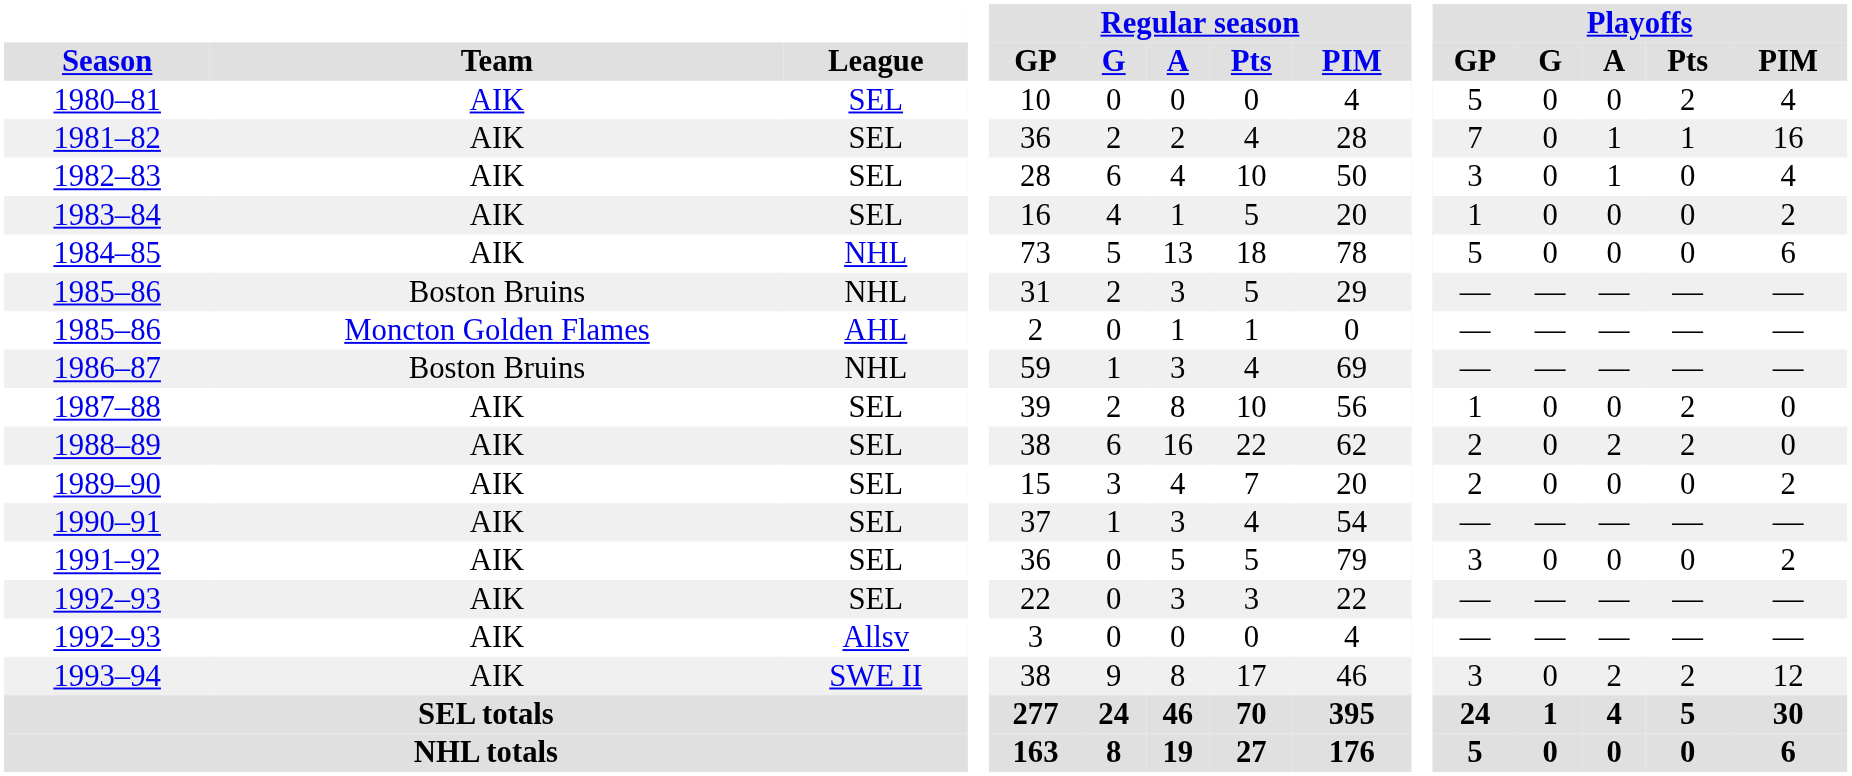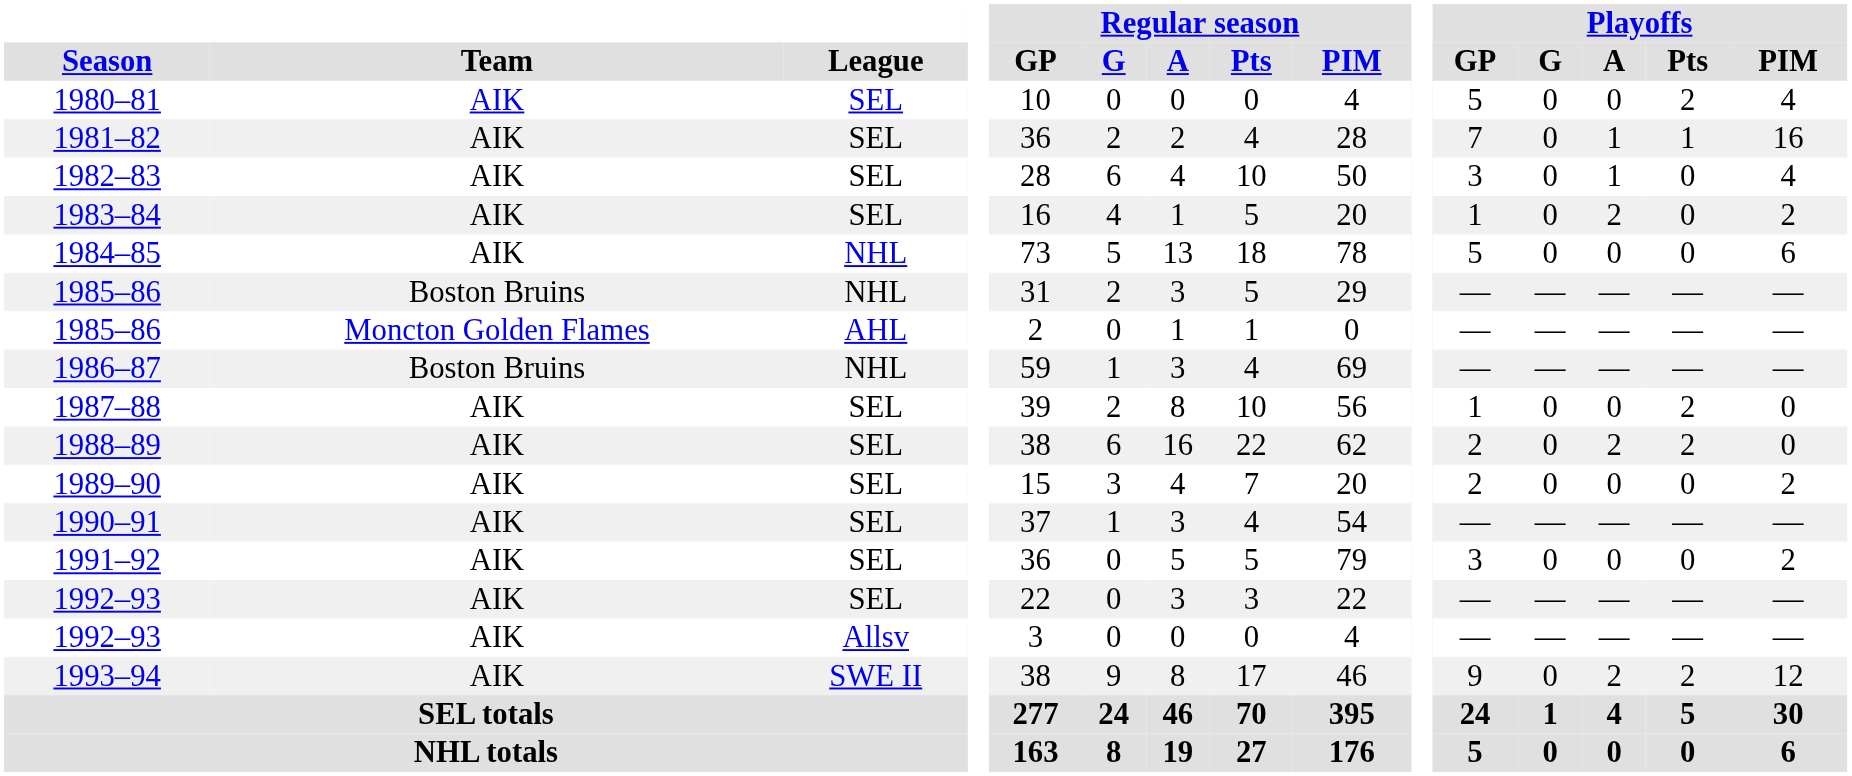(1614, 214) 0 -> (1614, 214) 2
(1475, 675) 3 -> (1475, 675) 9
